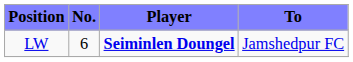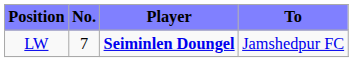(84, 43) 6 -> (84, 43) 7
